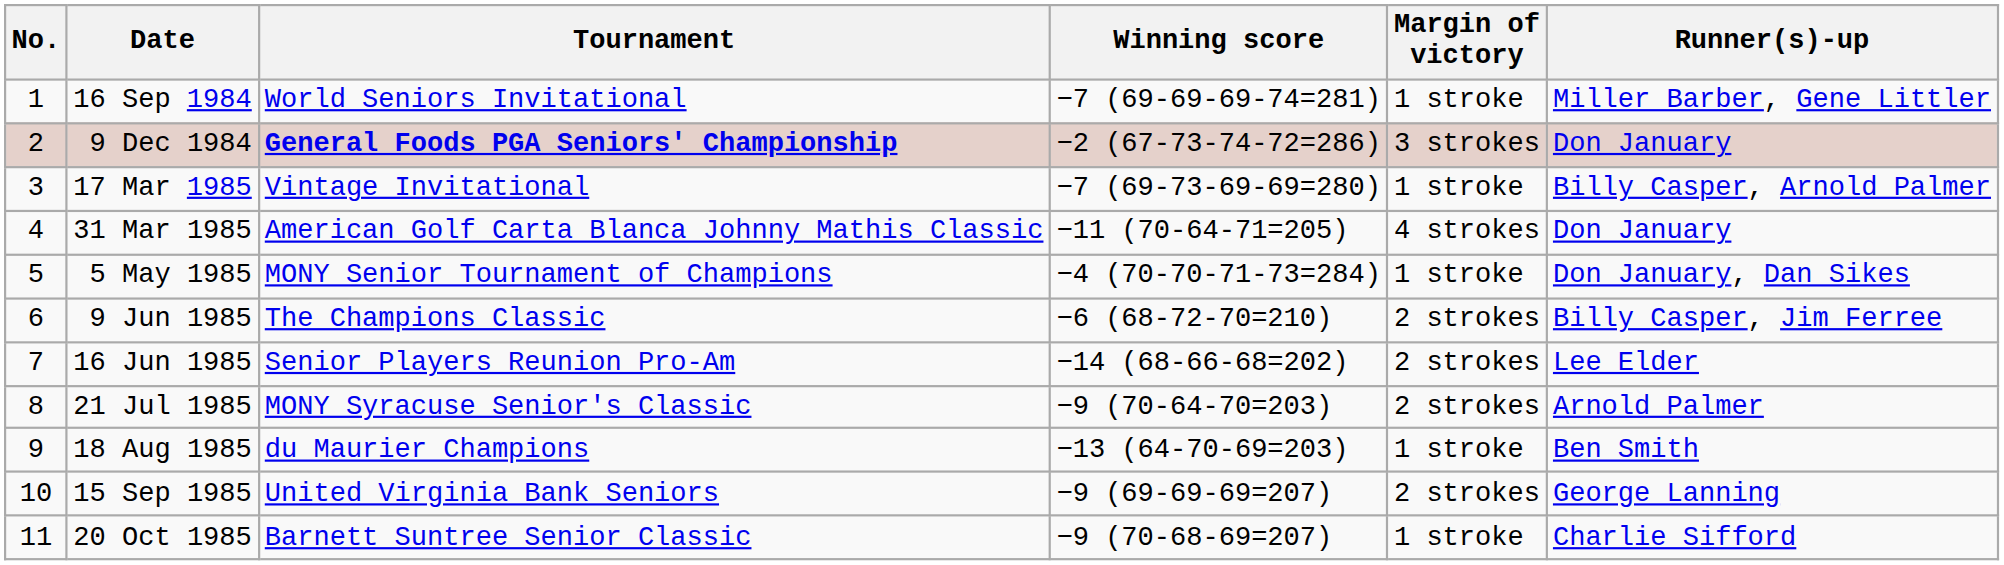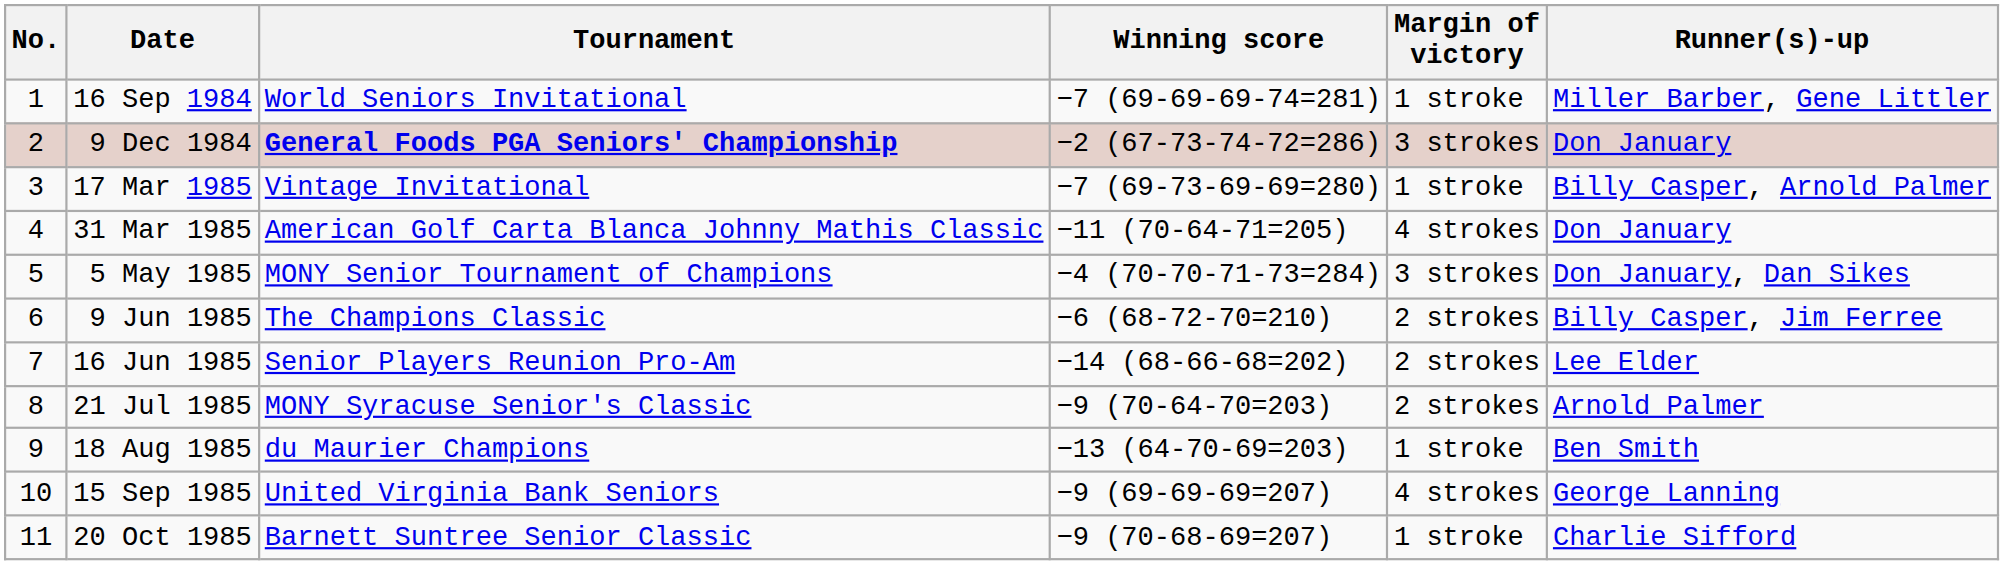(1459, 276) 1 stroke -> (1467, 276) 3 strokes
(1467, 495) 2 strokes -> (1467, 495) 4 strokes
